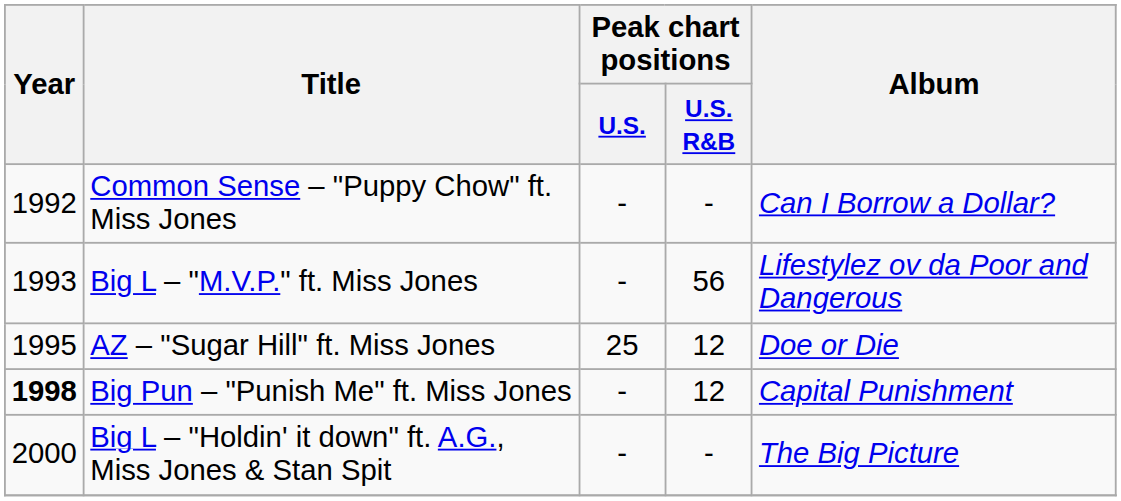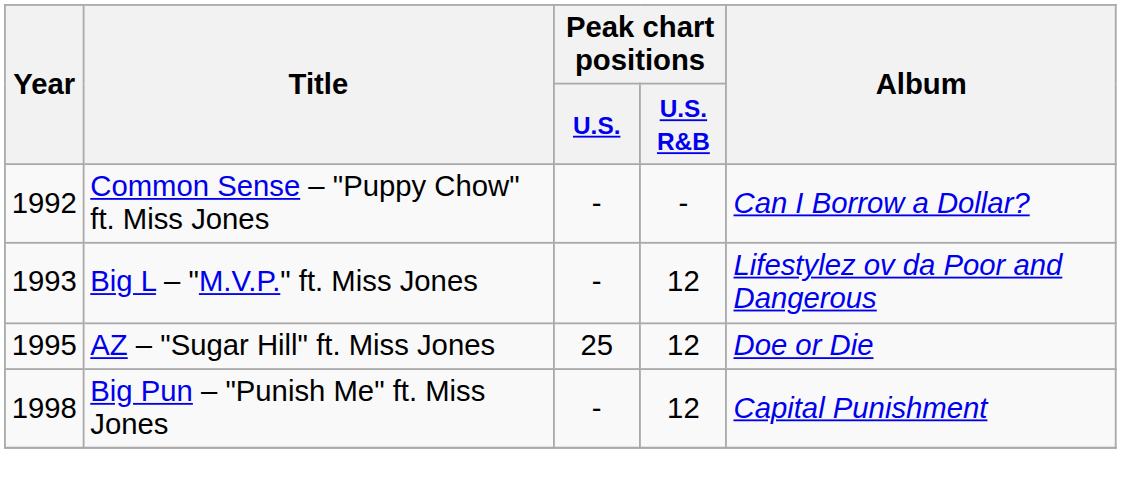(709, 282) 56 -> (683, 282) 12
(44, 391) bold -> (44, 408) normal
- row: (297, 454)
